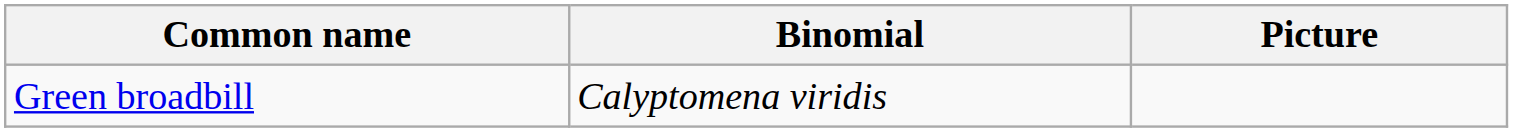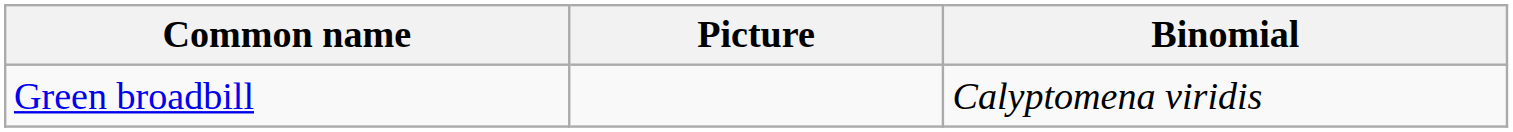columns swapped: (850, 34) <-> (1319, 34)
